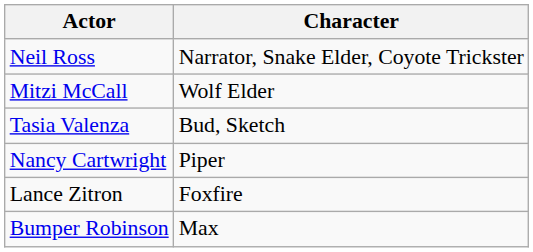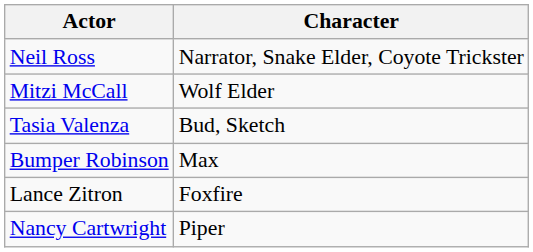rows swapped: (89, 228) <-> (88, 159)
